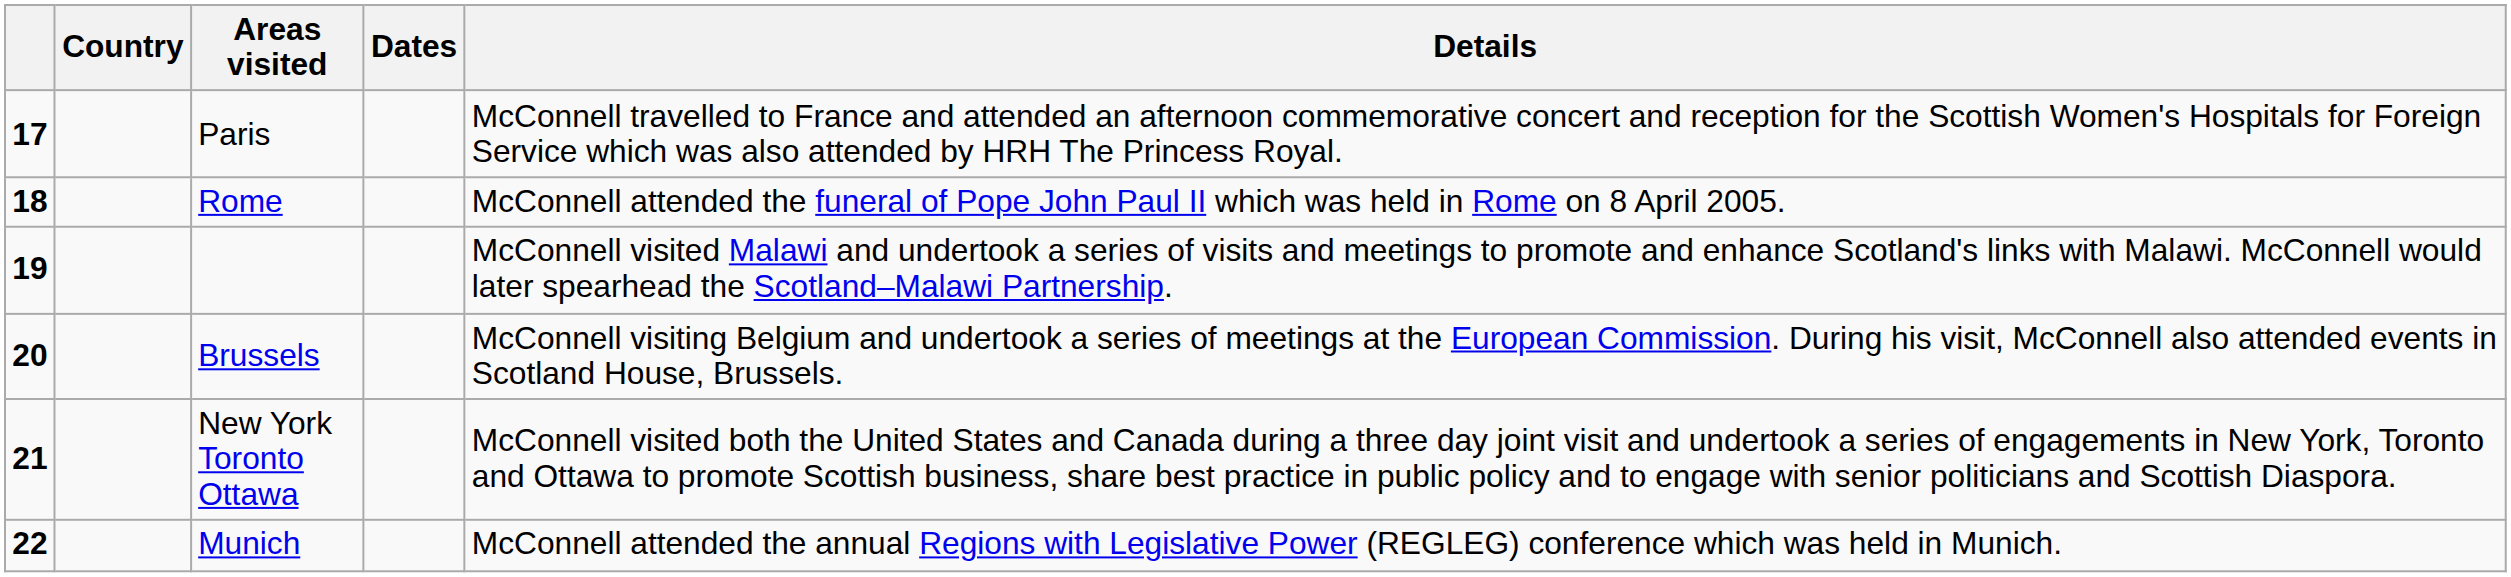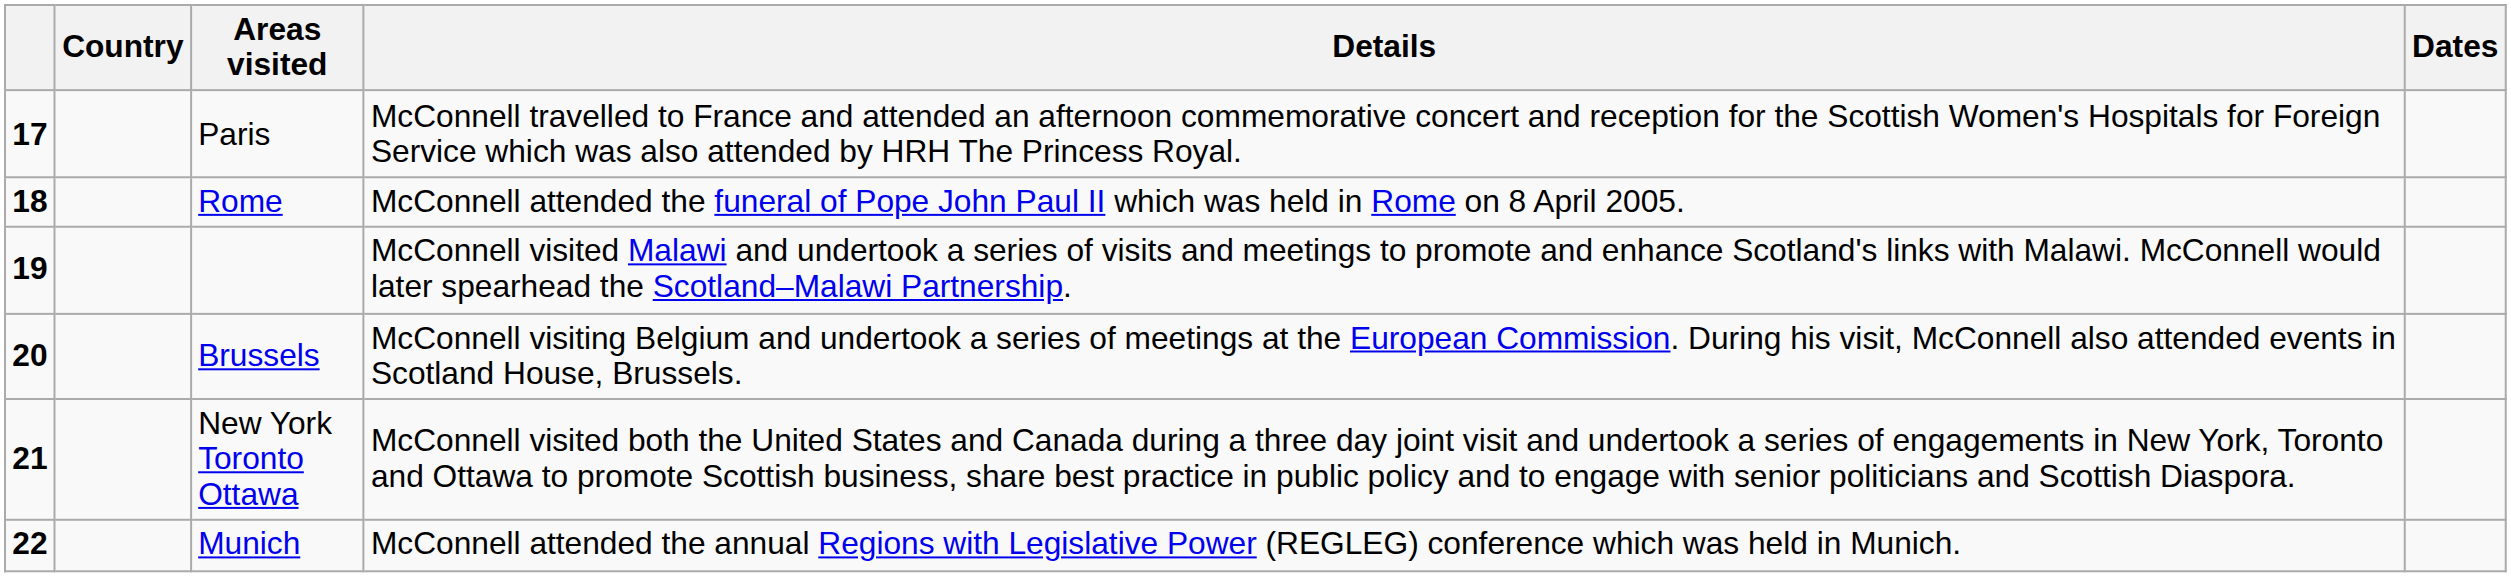columns swapped: (414, 47) <-> (1485, 47)
